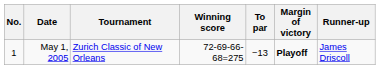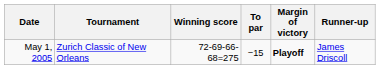- column: (14, 22)
(260, 52) −13 -> (256, 52) −15
